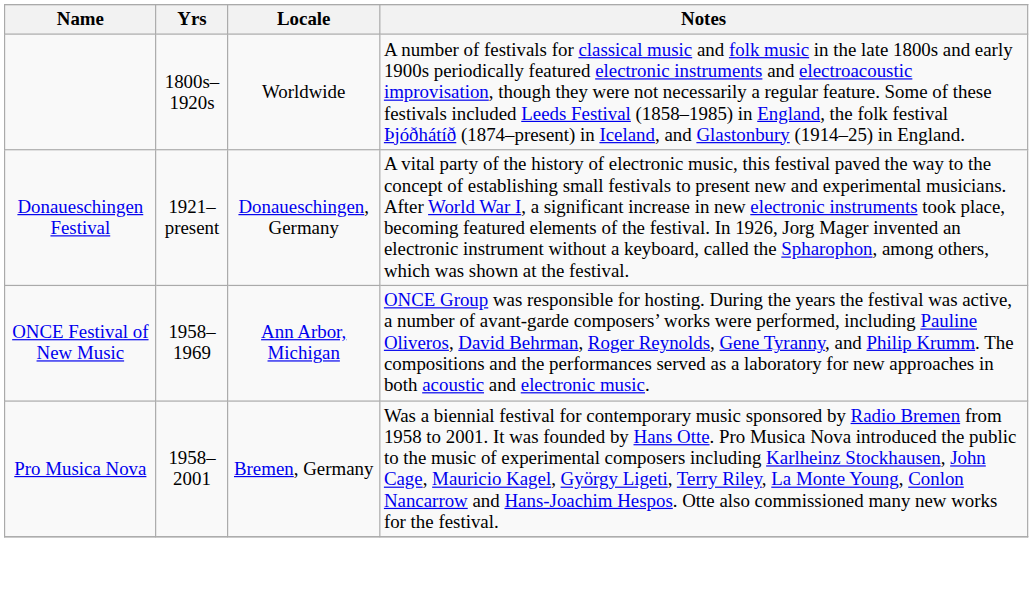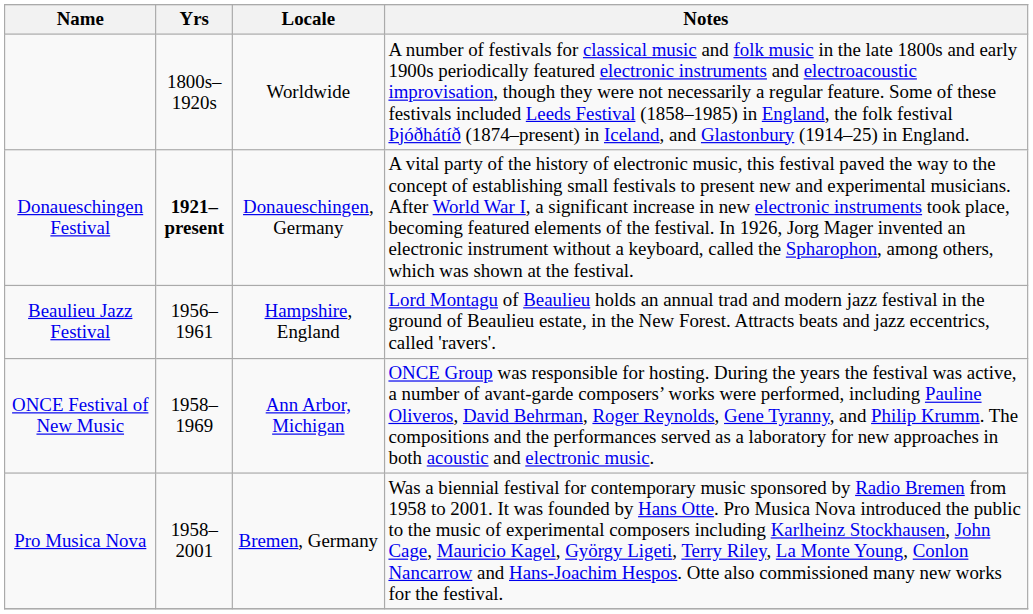(192, 217) normal -> (194, 217) bold
+ row: (80, 321)
